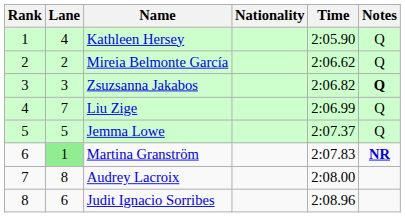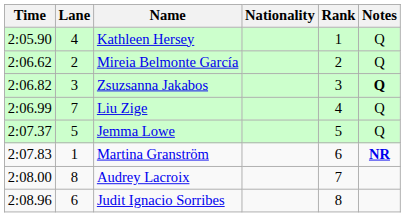columns swapped: (25, 16) <-> (333, 16)
(64, 154) lightgreen background -> (74, 154) no background
